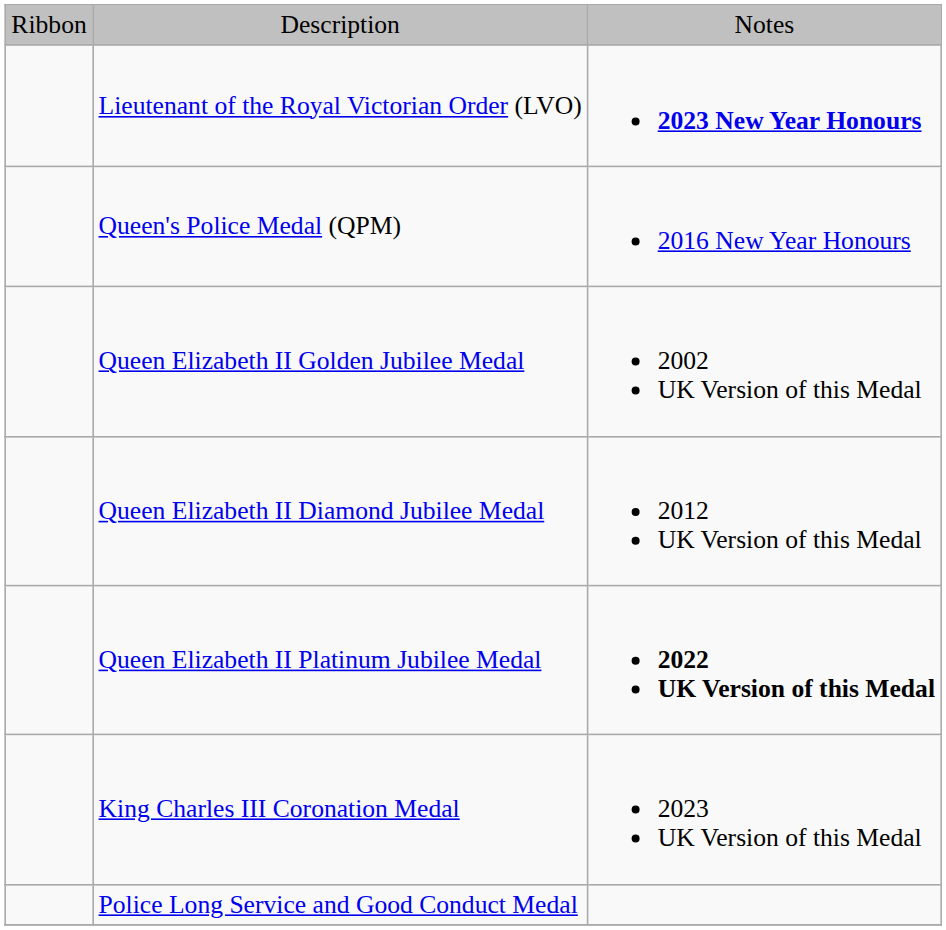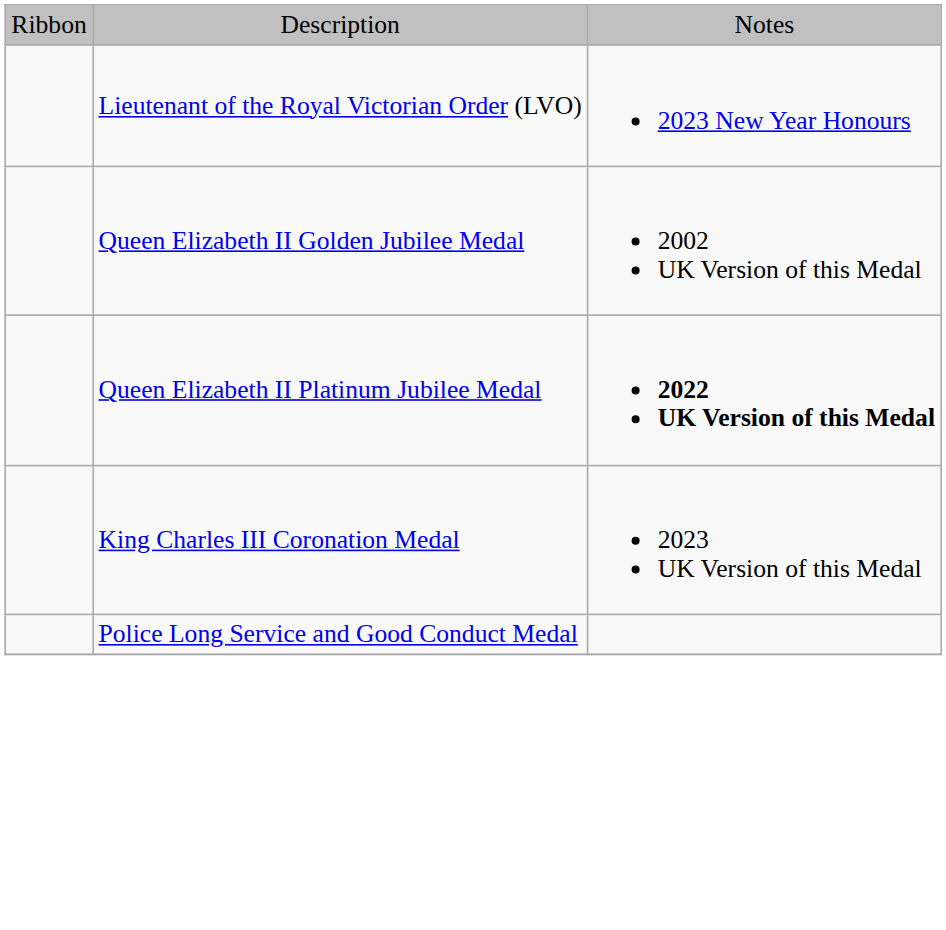(764, 120) bold -> (764, 120) normal
- row: (250, 226)
- row: (321, 510)
